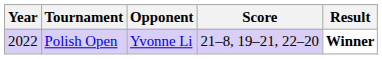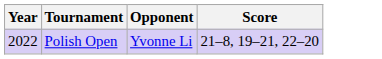- column: (350, 17)
